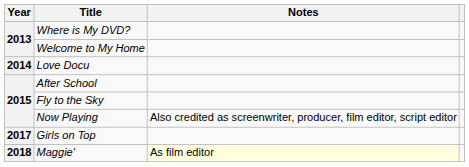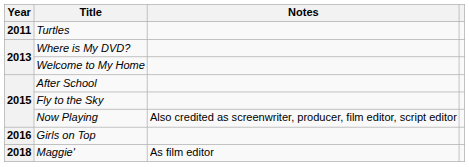+ row: (53, 30)
- row: (63, 65)
(19, 135) 2017 -> (19, 135) 2016
(182, 153) lightyellow background -> (182, 153) no background
